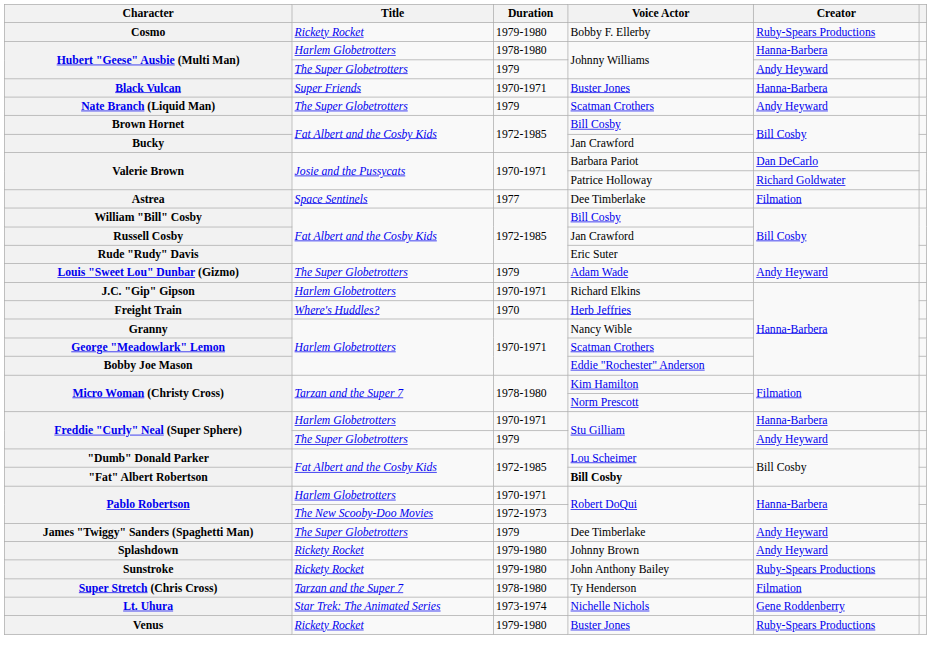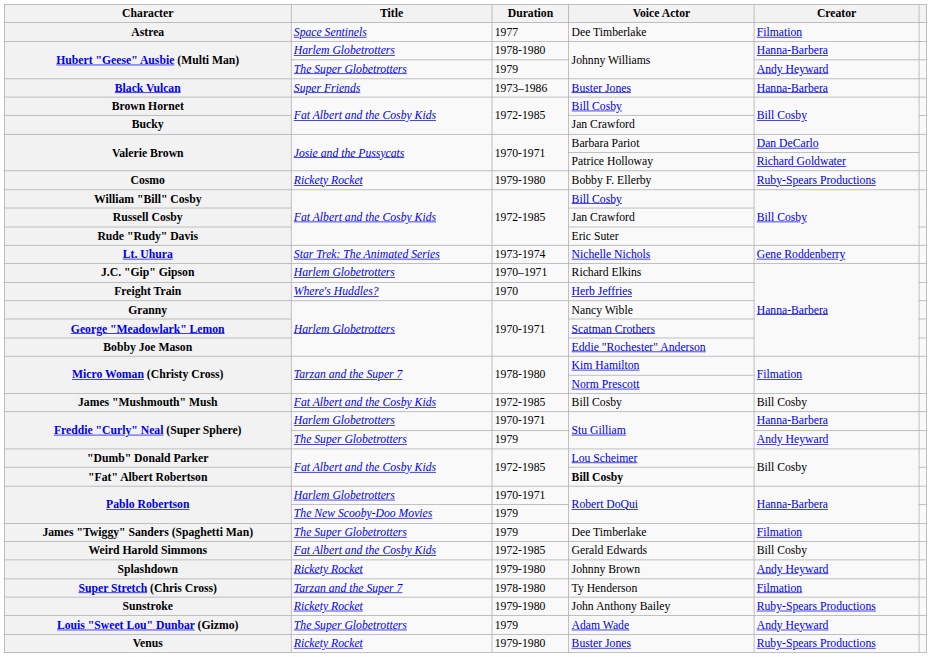rows swapped: (148, 198) <-> (148, 32)
(521, 87) 1970-1971 -> (521, 87) 1973–1986
- row: (148, 106)
rows swapped: (148, 273) <-> (148, 606)
(521, 291) 1970-1971 -> (521, 273) 1970–1971
+ row: (148, 402)
(521, 513) 1972-1973 -> (506, 513) 1979
(792, 532) Andy Heyward -> (779, 532) Filmation
+ row: (148, 550)
rows swapped: (148, 587) <-> (148, 569)
